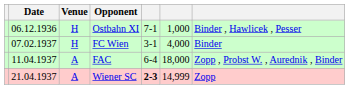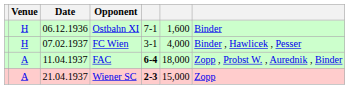columns swapped: (34, 12) <-> (75, 12)
(178, 28) 1,000 -> (178, 28) 1,600
(248, 28) Binder , Hawlicek , Pesser -> (208, 28) Binder
(208, 44) Binder -> (248, 44) Binder , Hawlicek , Pesser
(151, 60) normal -> (151, 60) bold
(176, 76) 14,999 -> (176, 76) 15,000
